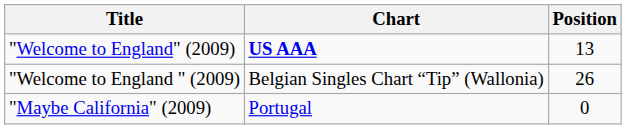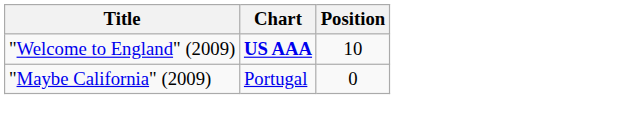(585, 49) 13 -> (353, 49) 10
- row: (124, 78)
